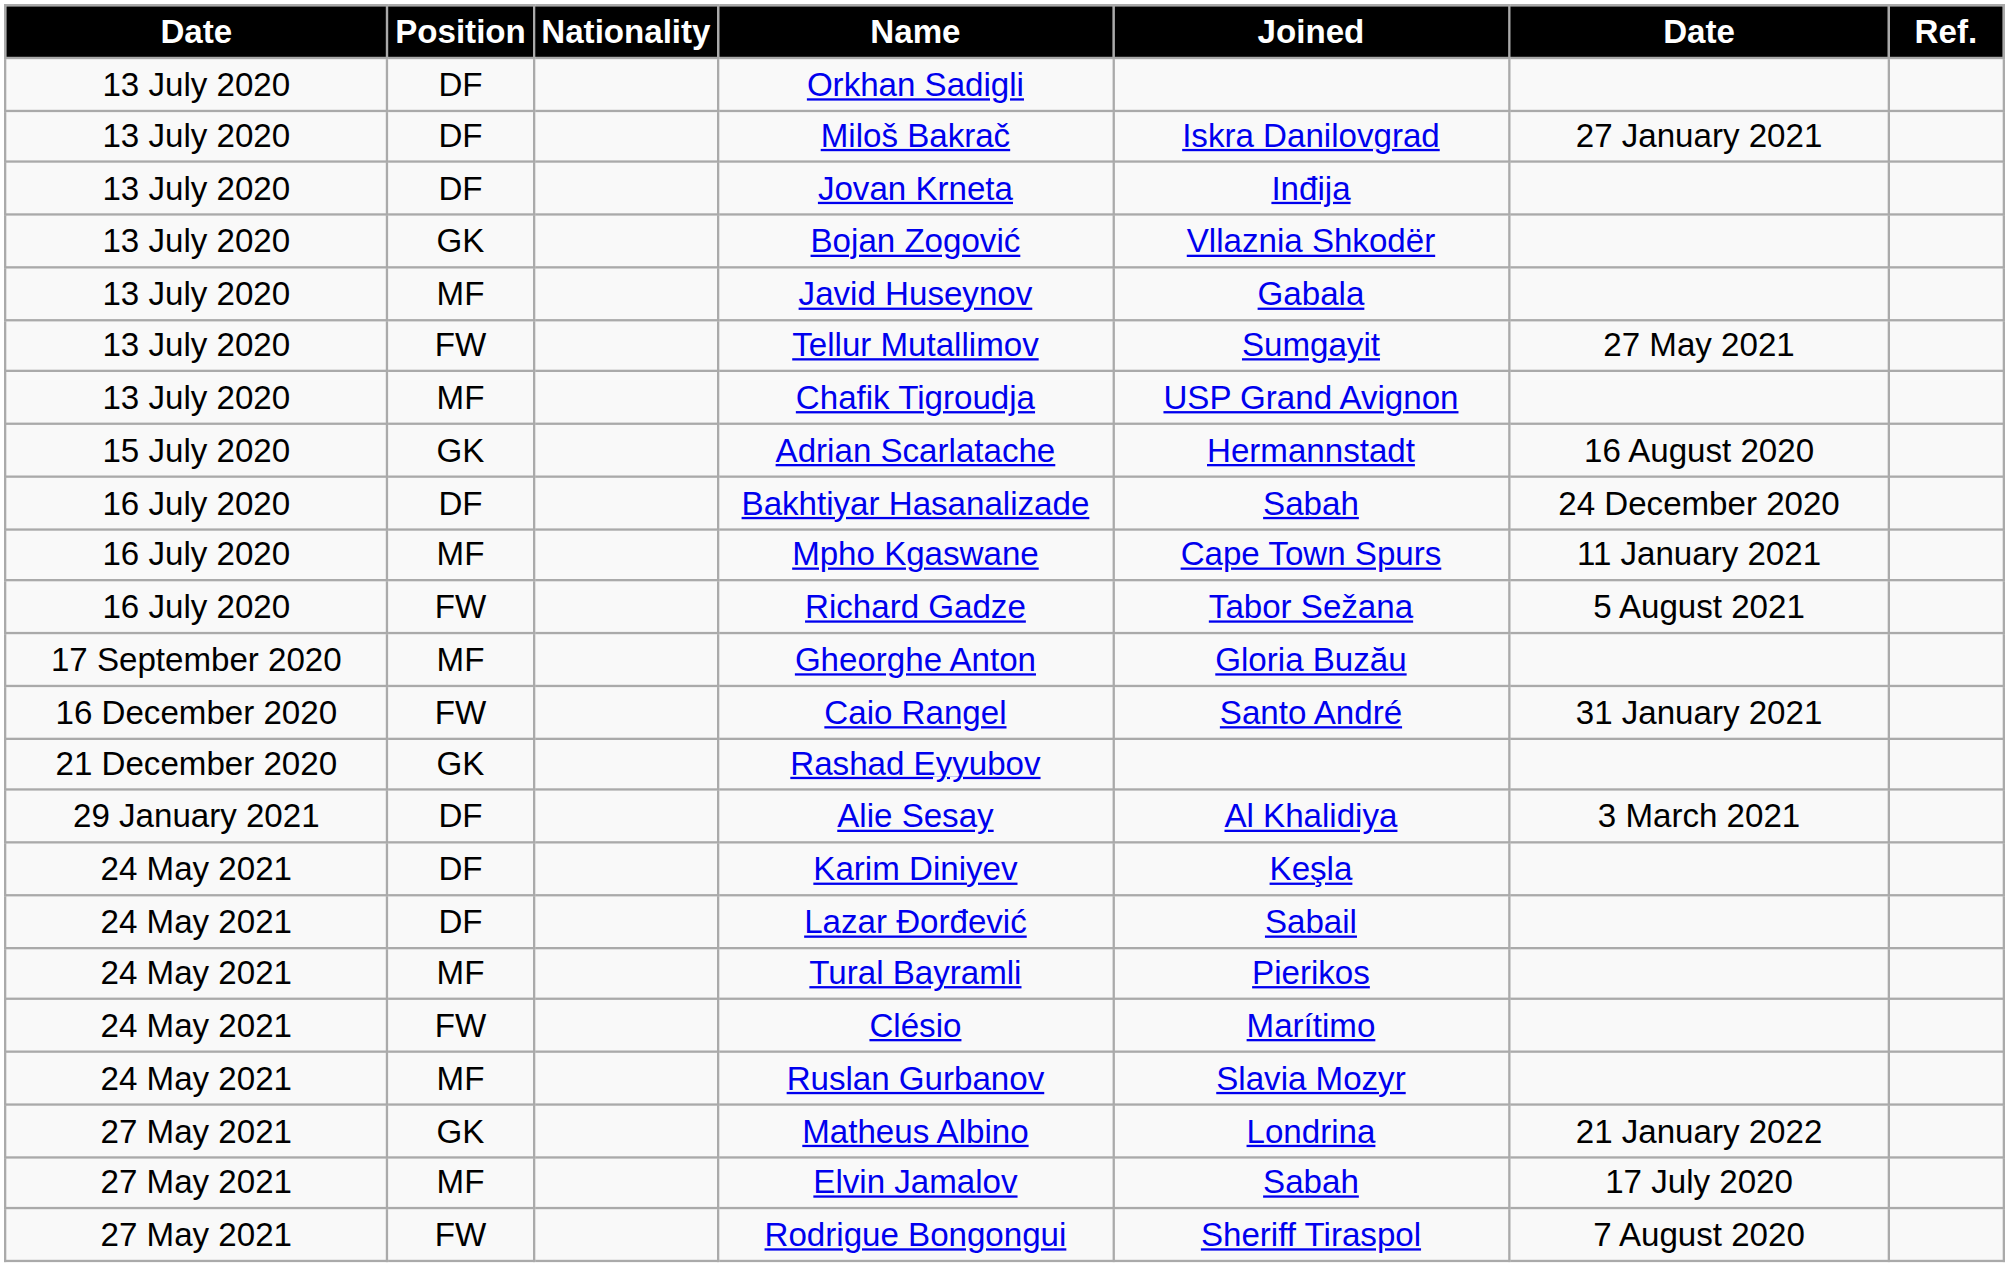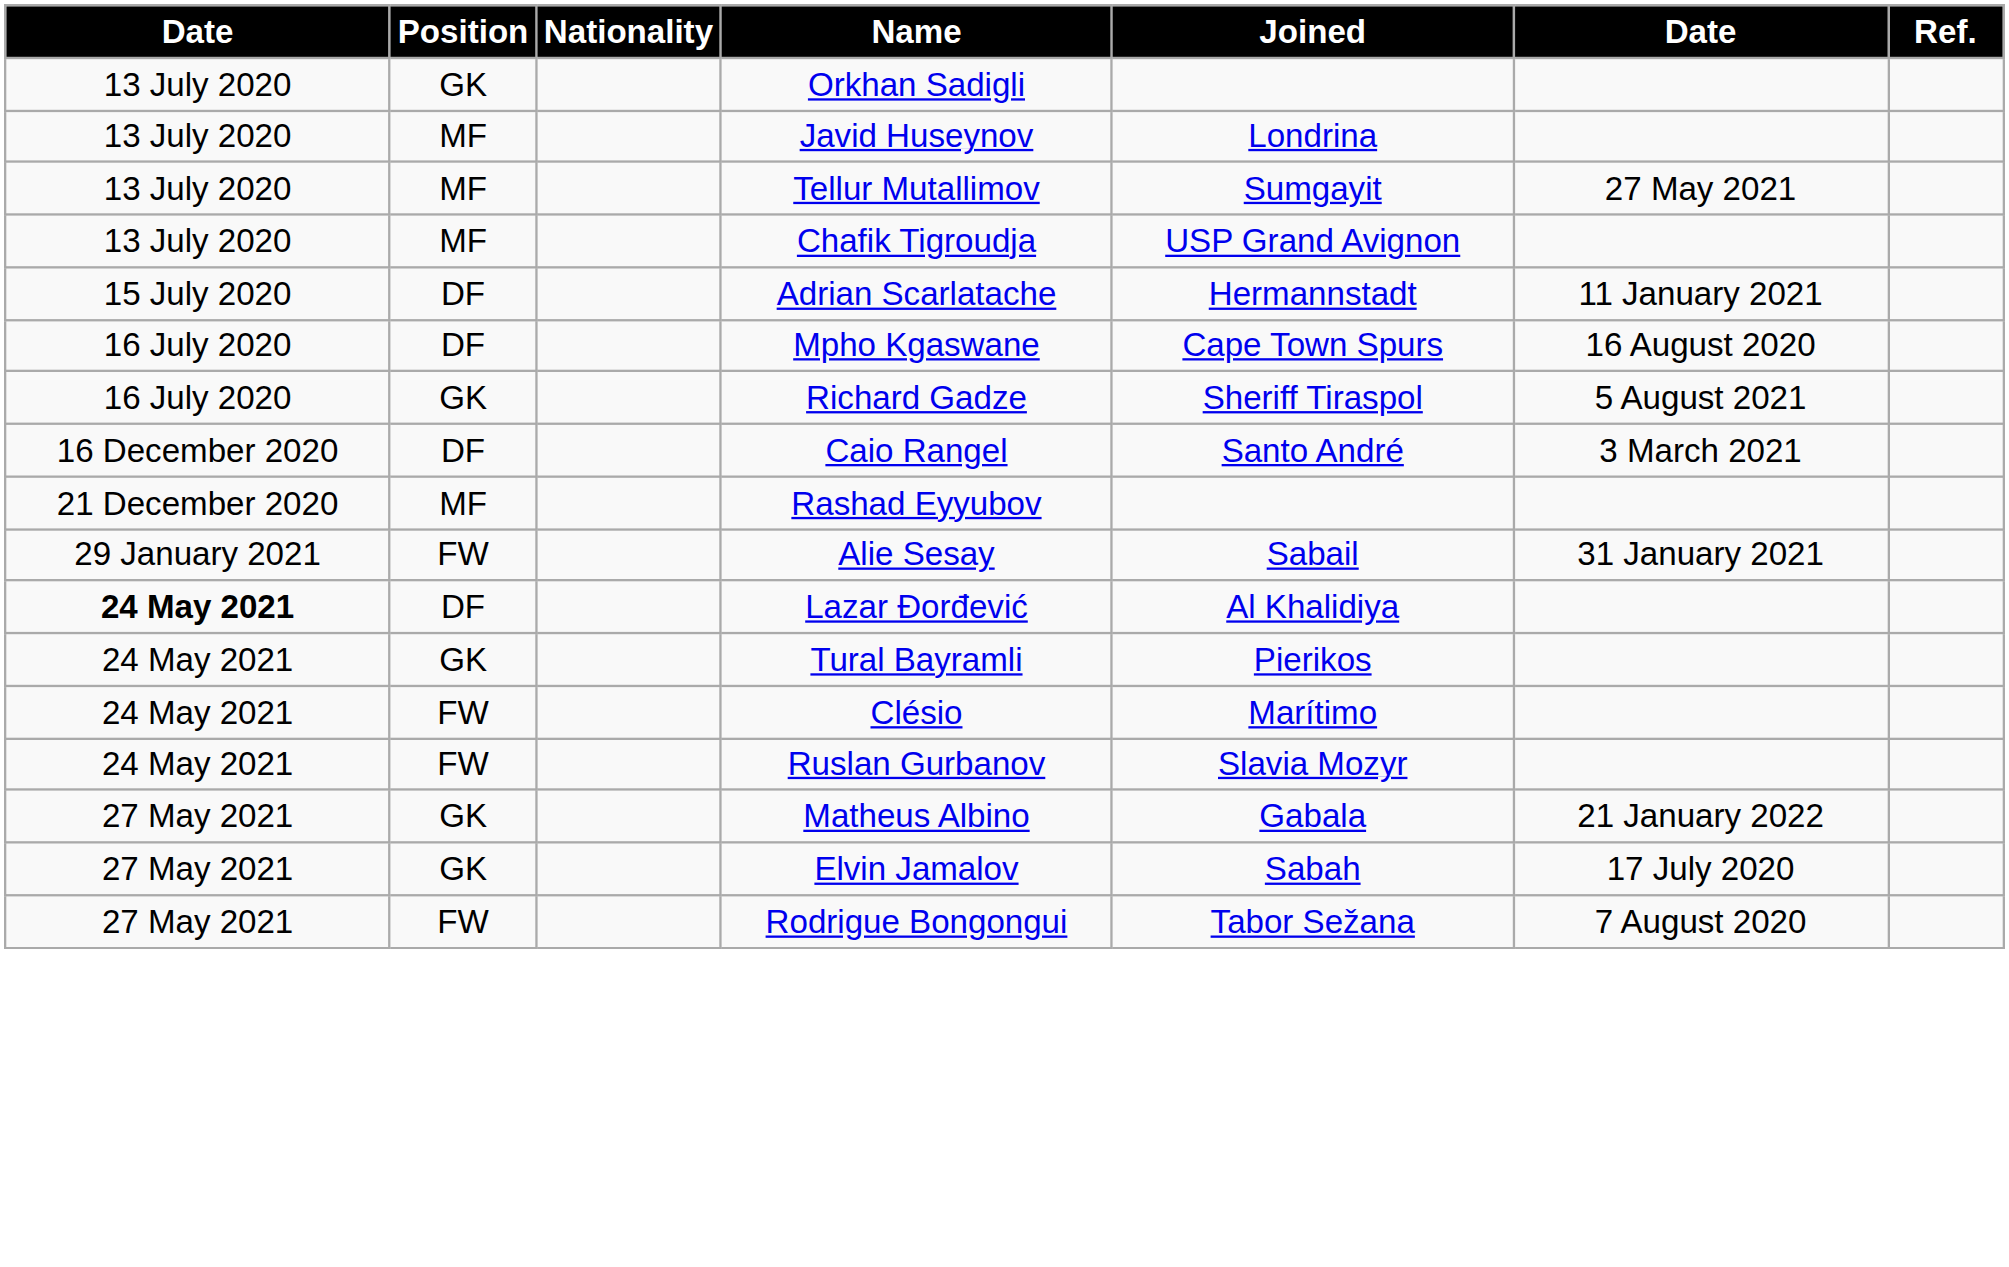(460, 84) DF -> (463, 84) GK
- row: (915, 136)
- row: (915, 189)
- row: (915, 241)
(1311, 293) Gabala -> (1313, 136) Londrina
(460, 346) FW -> (463, 189) MF
(460, 450) GK -> (463, 293) DF
(1699, 450) 16 August 2020 -> (1701, 293) 11 January 2021
- row: (915, 503)
(460, 555) MF -> (463, 346) DF
(1699, 555) 11 January 2021 -> (1701, 346) 16 August 2020
(460, 607) FW -> (463, 398) GK
(1311, 607) Tabor Sežana -> (1313, 398) Sheriff Tiraspol
- row: (915, 660)
(460, 712) FW -> (463, 450) DF
(1699, 712) 31 January 2021 -> (1701, 450) 3 March 2021
(460, 764) GK -> (463, 503) MF
(460, 817) DF -> (463, 555) FW
(1311, 817) Al Khalidiya -> (1313, 555) Sabail
(1699, 817) 3 March 2021 -> (1701, 555) 31 January 2021
- row: (915, 869)
(196, 921) normal -> (198, 607) bold
(1311, 921) Sabail -> (1313, 607) Al Khalidiya
(460, 974) MF -> (463, 660) GK
(460, 1078) MF -> (463, 764) FW
(1311, 1131) Londrina -> (1313, 817) Gabala
(460, 1183) MF -> (463, 869) GK
(1311, 1235) Sheriff Tiraspol -> (1313, 921) Tabor Sežana
